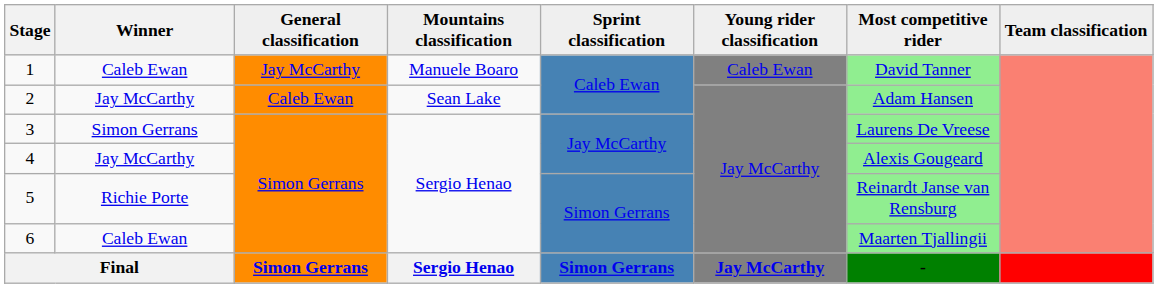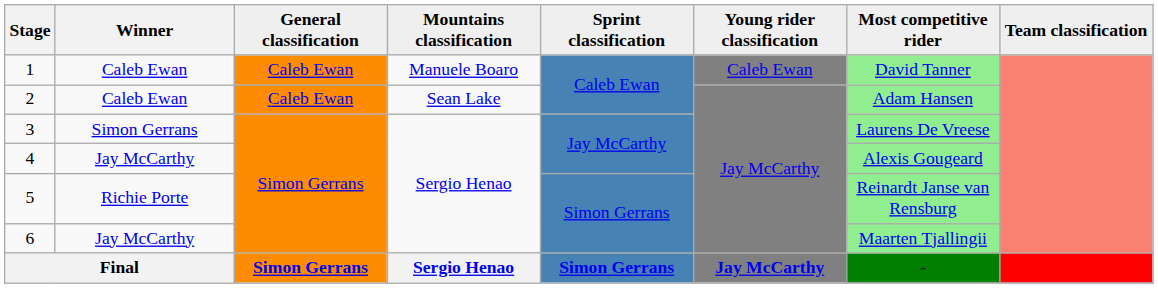(310, 70) Jay McCarthy -> (310, 70) Caleb Ewan
(145, 99) Jay McCarthy -> (145, 99) Caleb Ewan
(145, 238) Caleb Ewan -> (145, 238) Jay McCarthy
